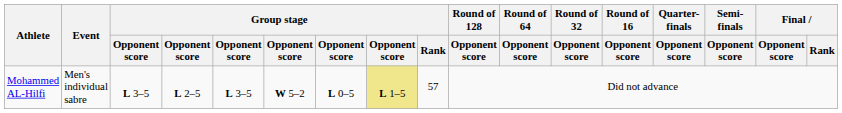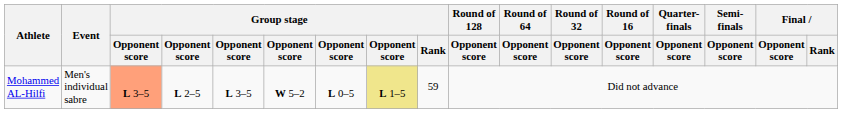(136, 94) no background -> (136, 94) lightsalmon background
(433, 87) 57 -> (433, 87) 59
